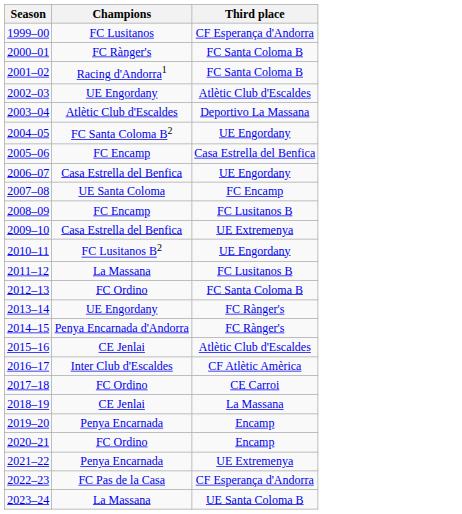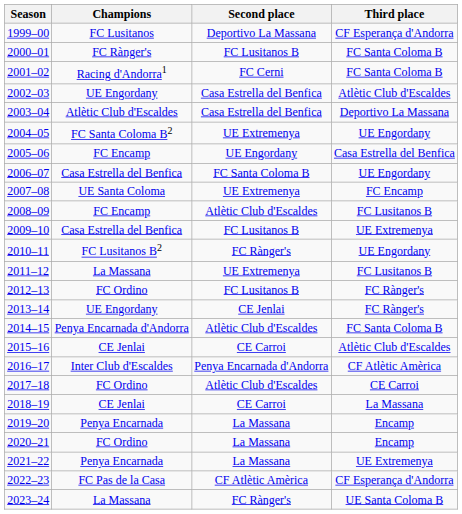+ column: (261, 14)
(255, 290) FC Santa Coloma B -> (394, 290) FC Rànger's
(255, 328) FC Rànger's -> (394, 328) FC Santa Coloma B
